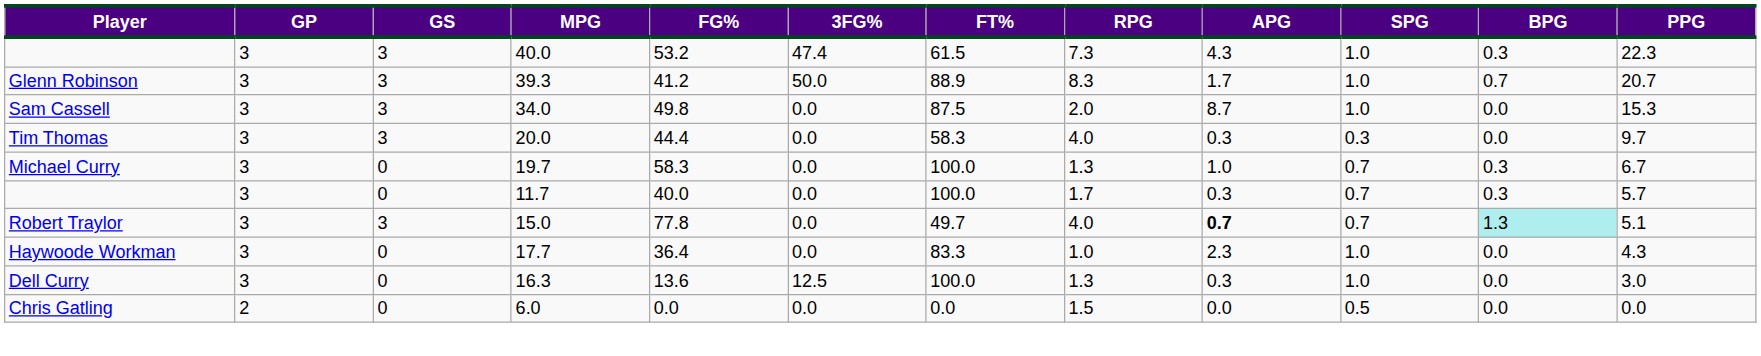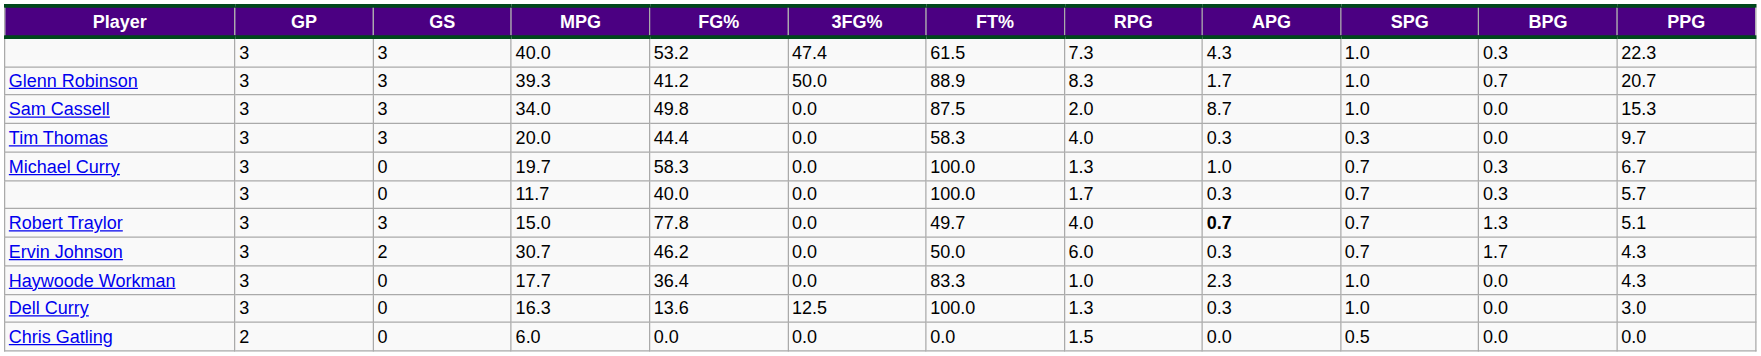(1496, 223) paleturquoise background -> (1496, 223) no background
+ row: (66, 252)
